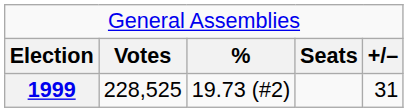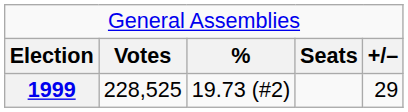(386, 90) 31 -> (386, 90) 29
